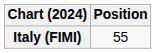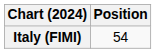(121, 37) 55 -> (121, 37) 54
